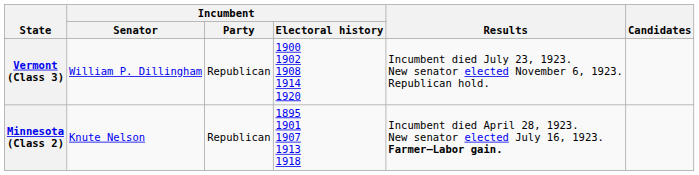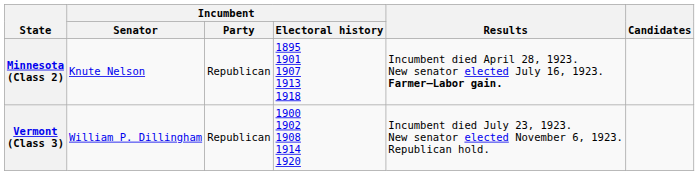rows swapped: (35, 137) <-> (35, 72)
